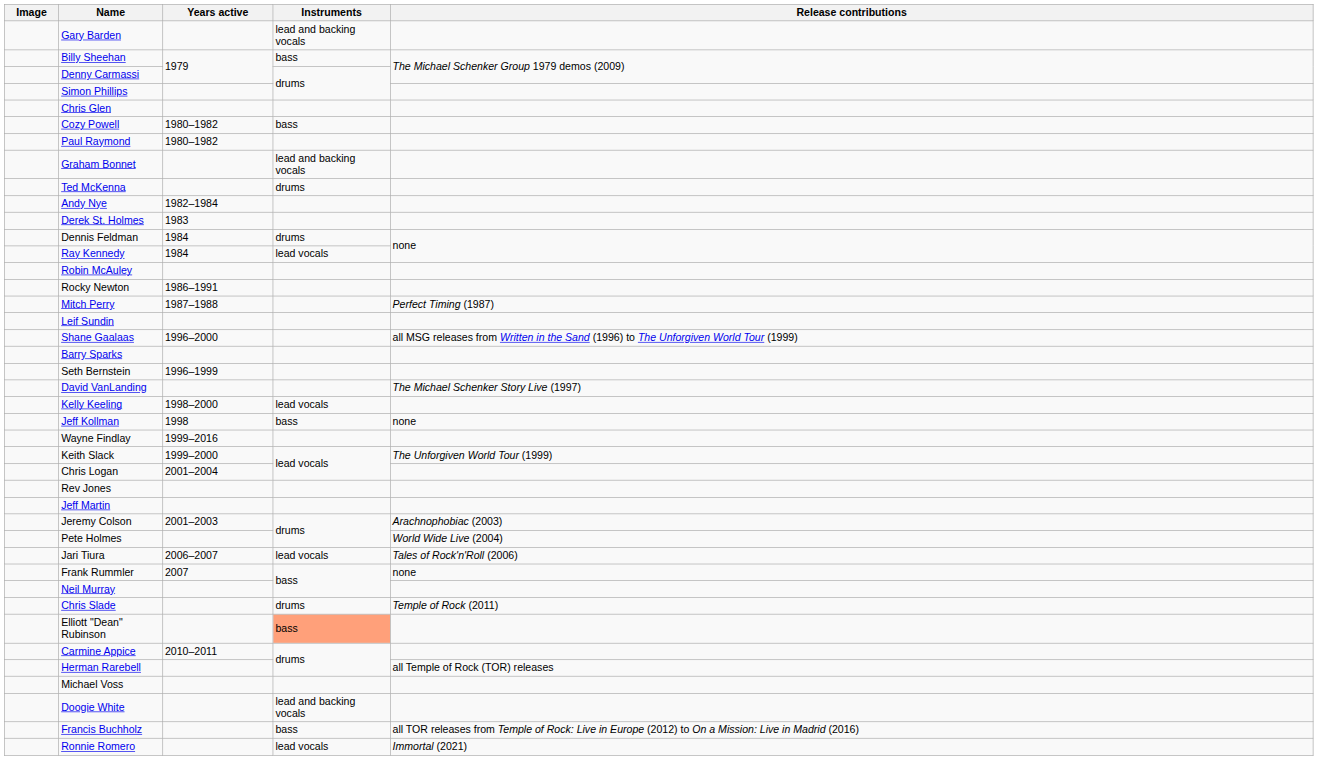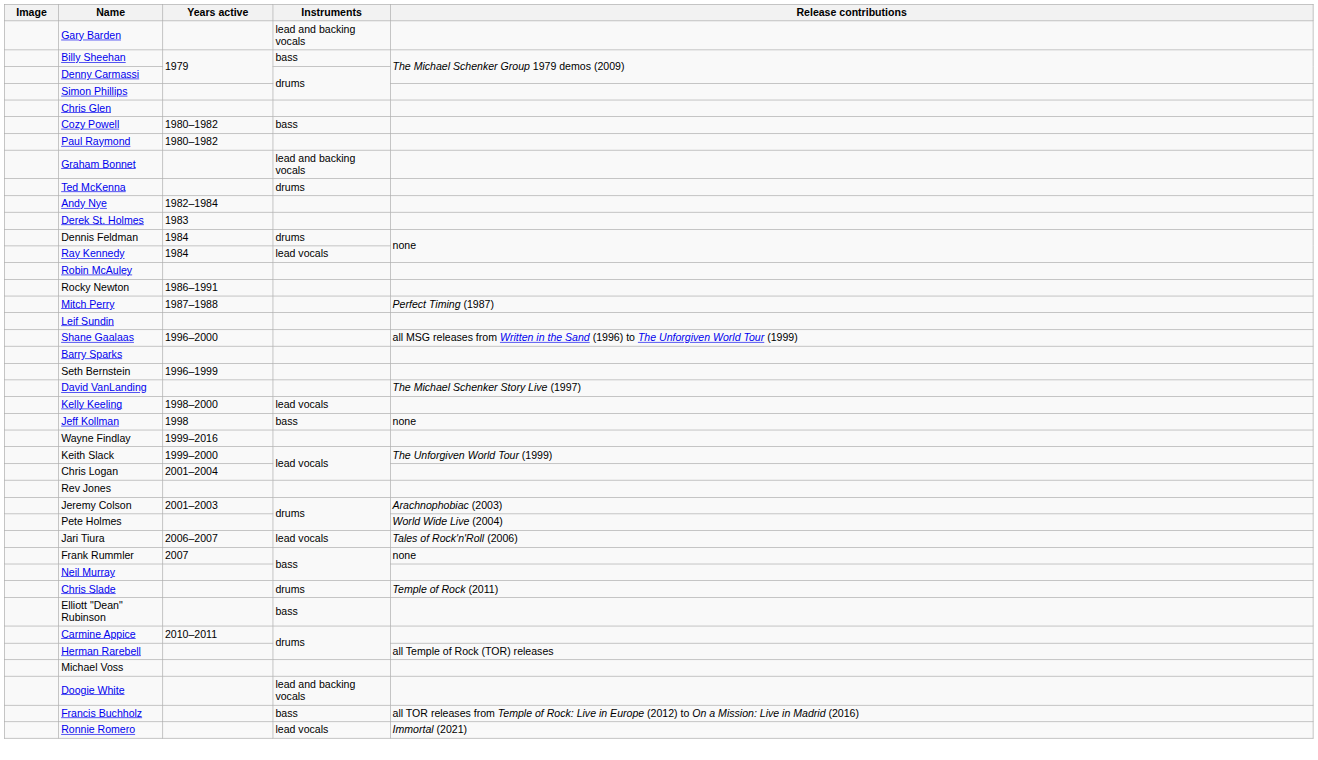- row: (86, 505)
(287, 628) lightsalmon background -> (287, 611) no background
